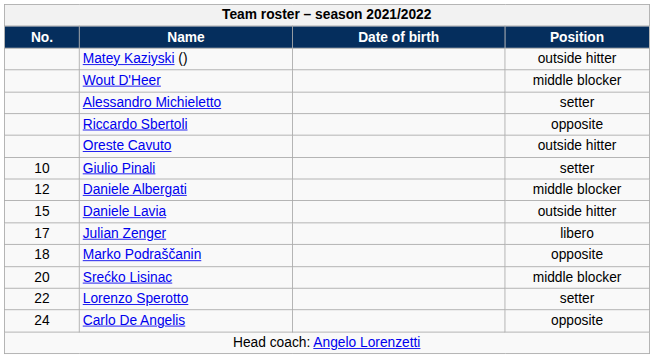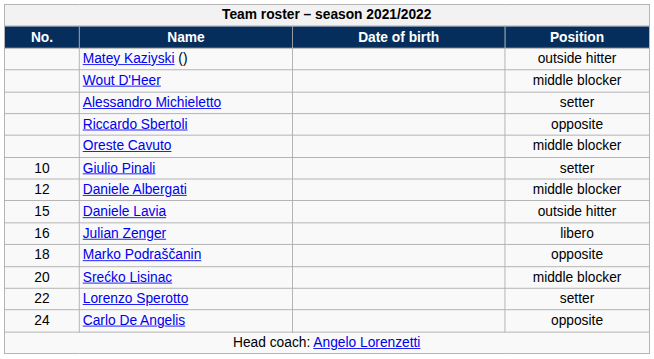(577, 146) outside hitter -> (577, 146) middle blocker
(42, 233) 17 -> (42, 233) 16
